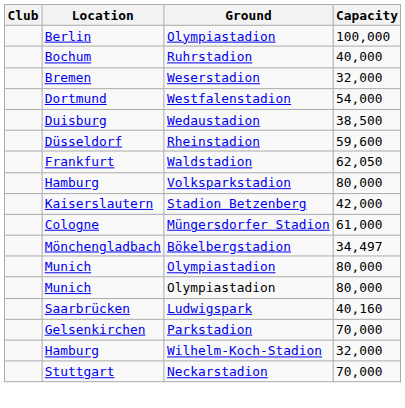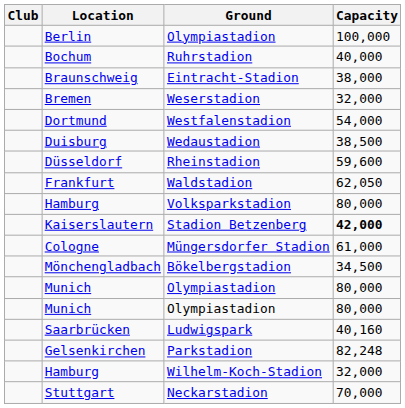+ row: (91, 78)
(359, 204) normal -> (359, 225) bold
(359, 246) 34,497 -> (359, 267) 34,500
(359, 330) 70,000 -> (359, 351) 82,248
